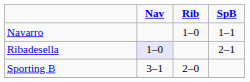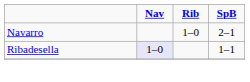(227, 32) 1–1 -> (227, 32) 2–1
(227, 50) 2–1 -> (227, 50) 1–1
- row: (31, 68)
